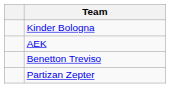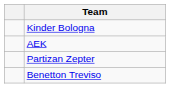rows swapped: (64, 59) <-> (61, 75)
